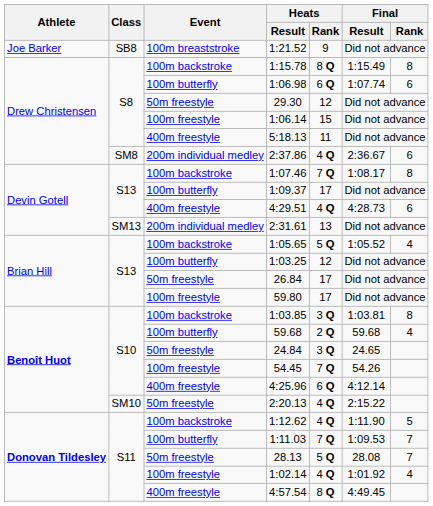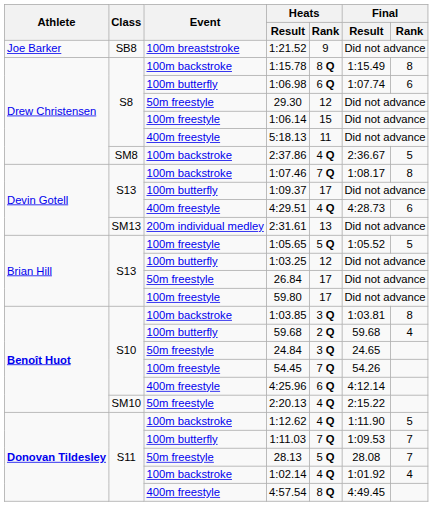(205, 156) 200m individual medley -> (189, 156) 100m backstroke
(410, 156) 6 -> (410, 156) 5
(189, 244) 100m backstroke -> (183, 244) 100m freestyle
(410, 244) 4 -> (410, 244) 5
(183, 475) 100m freestyle -> (189, 475) 100m backstroke
